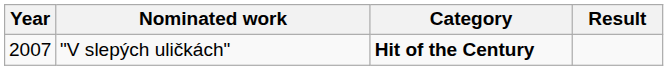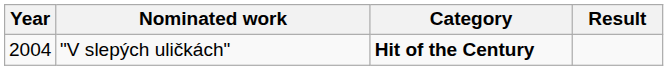(30, 49) 2007 -> (30, 49) 2004
